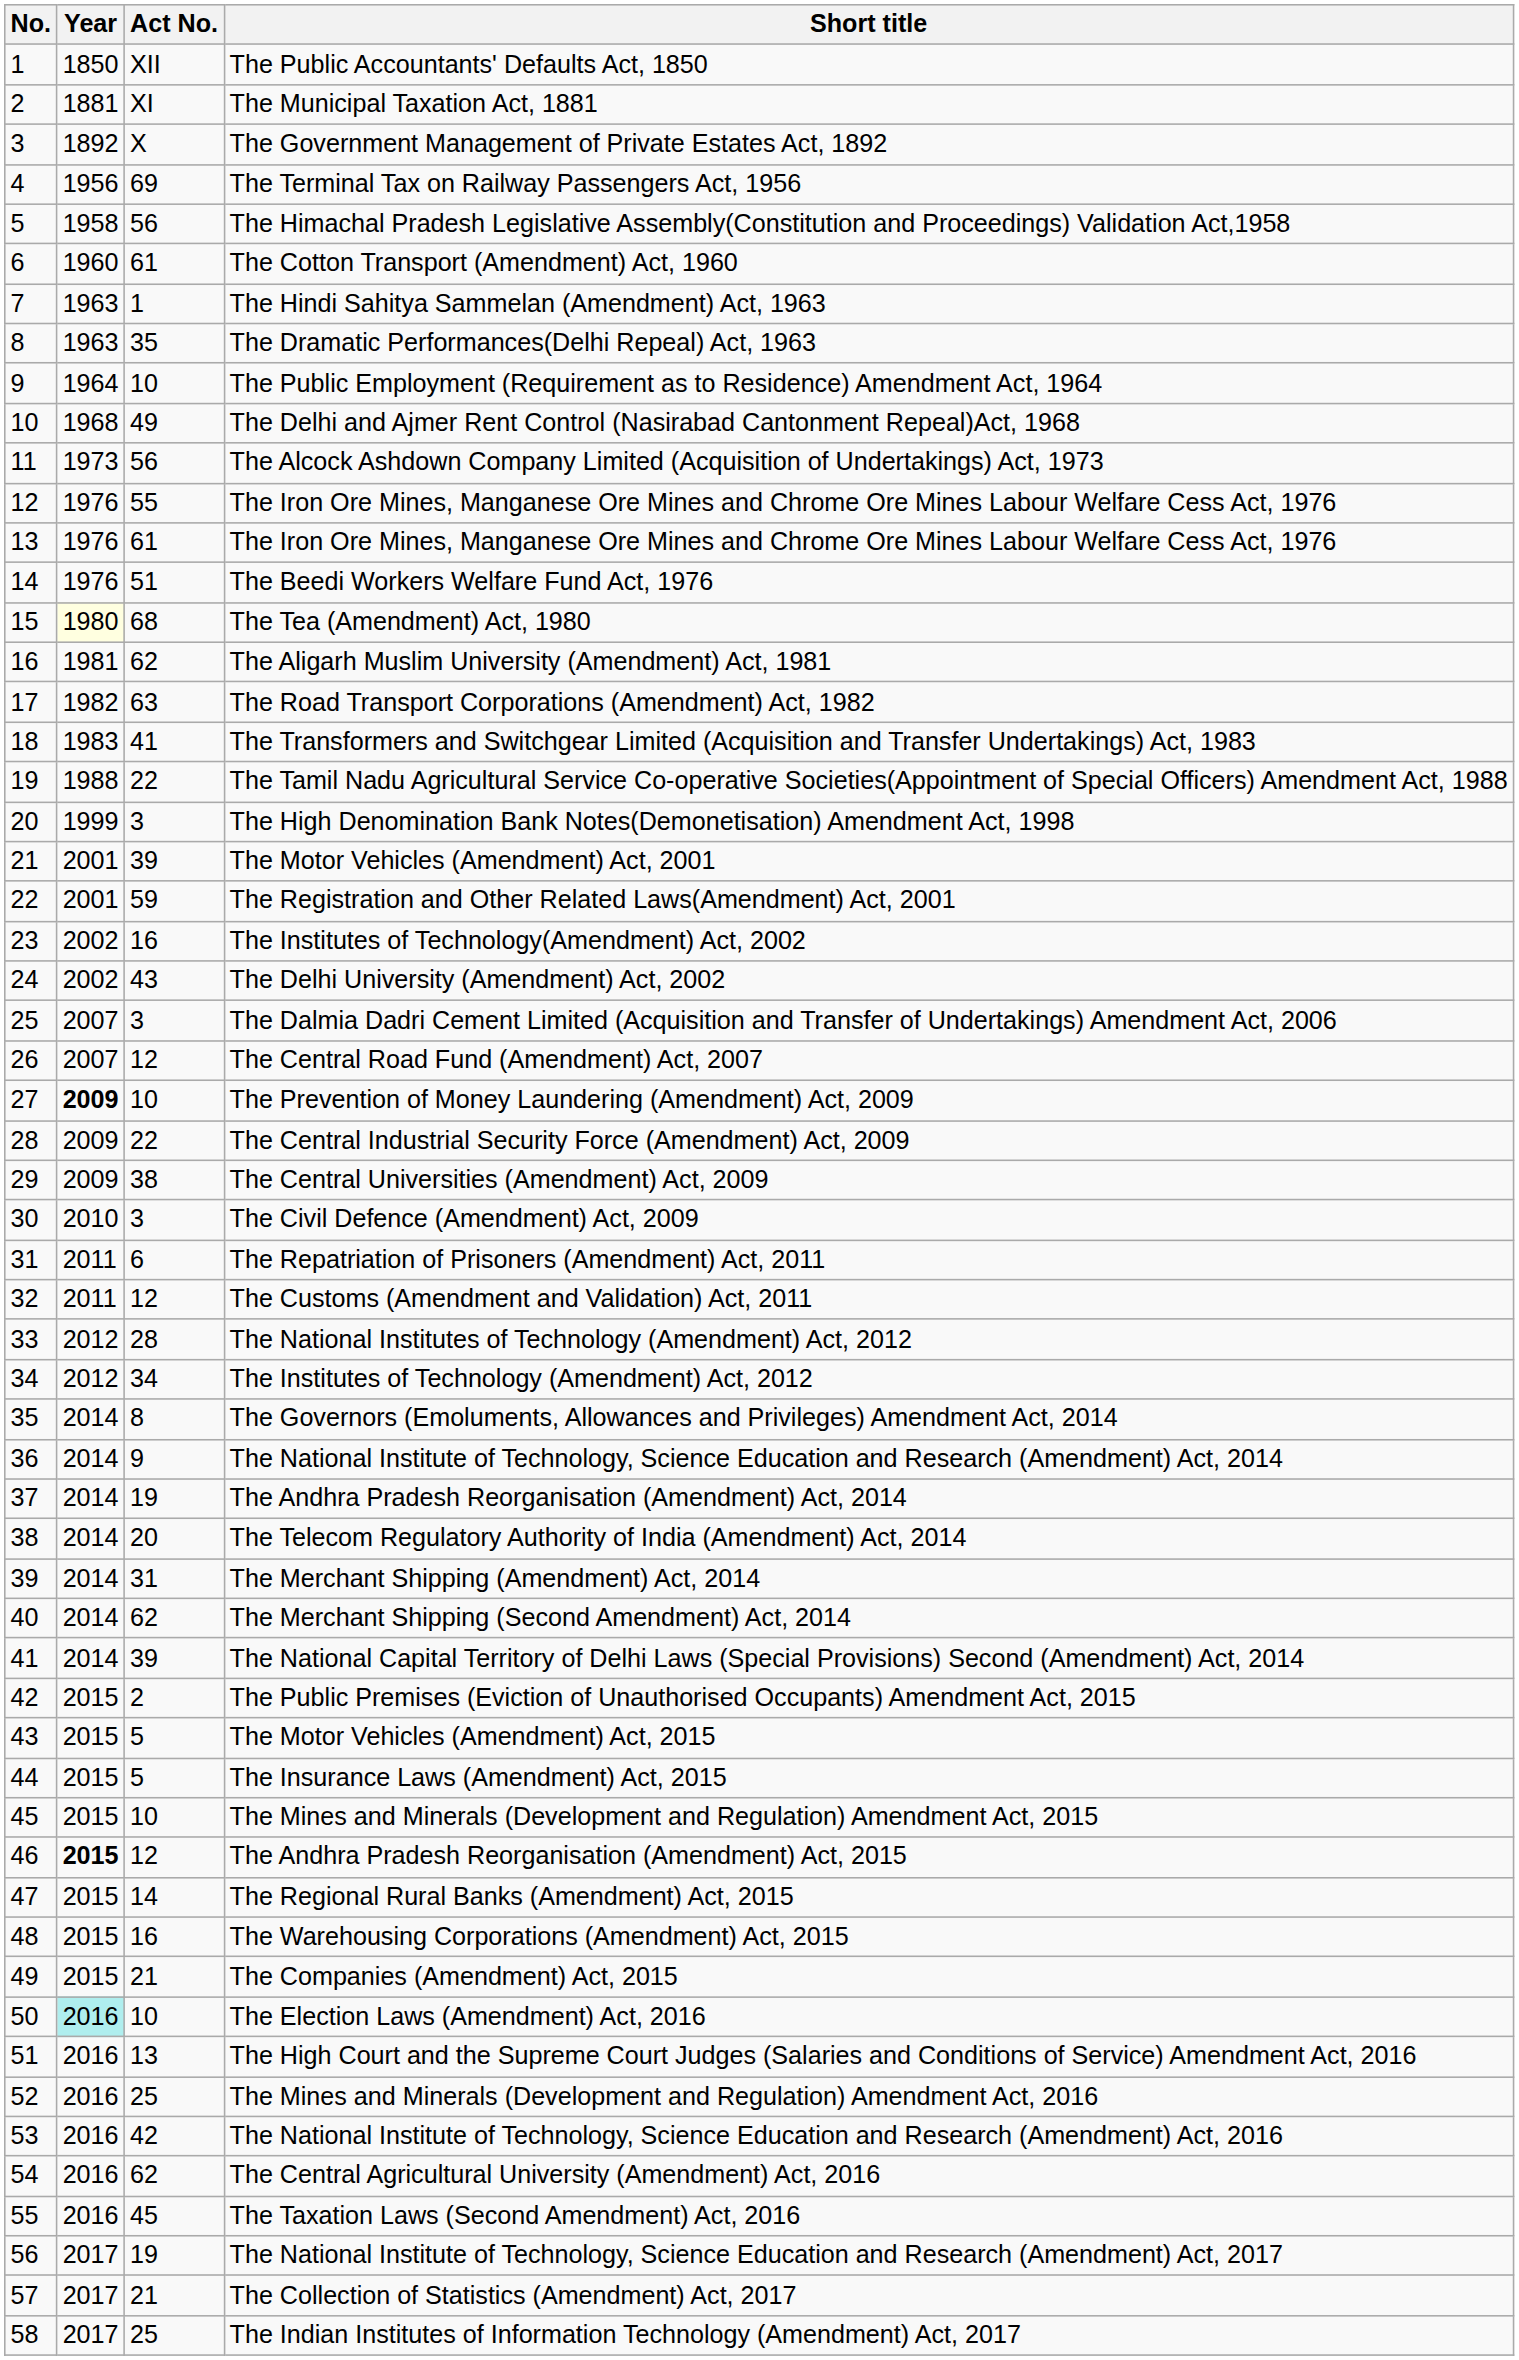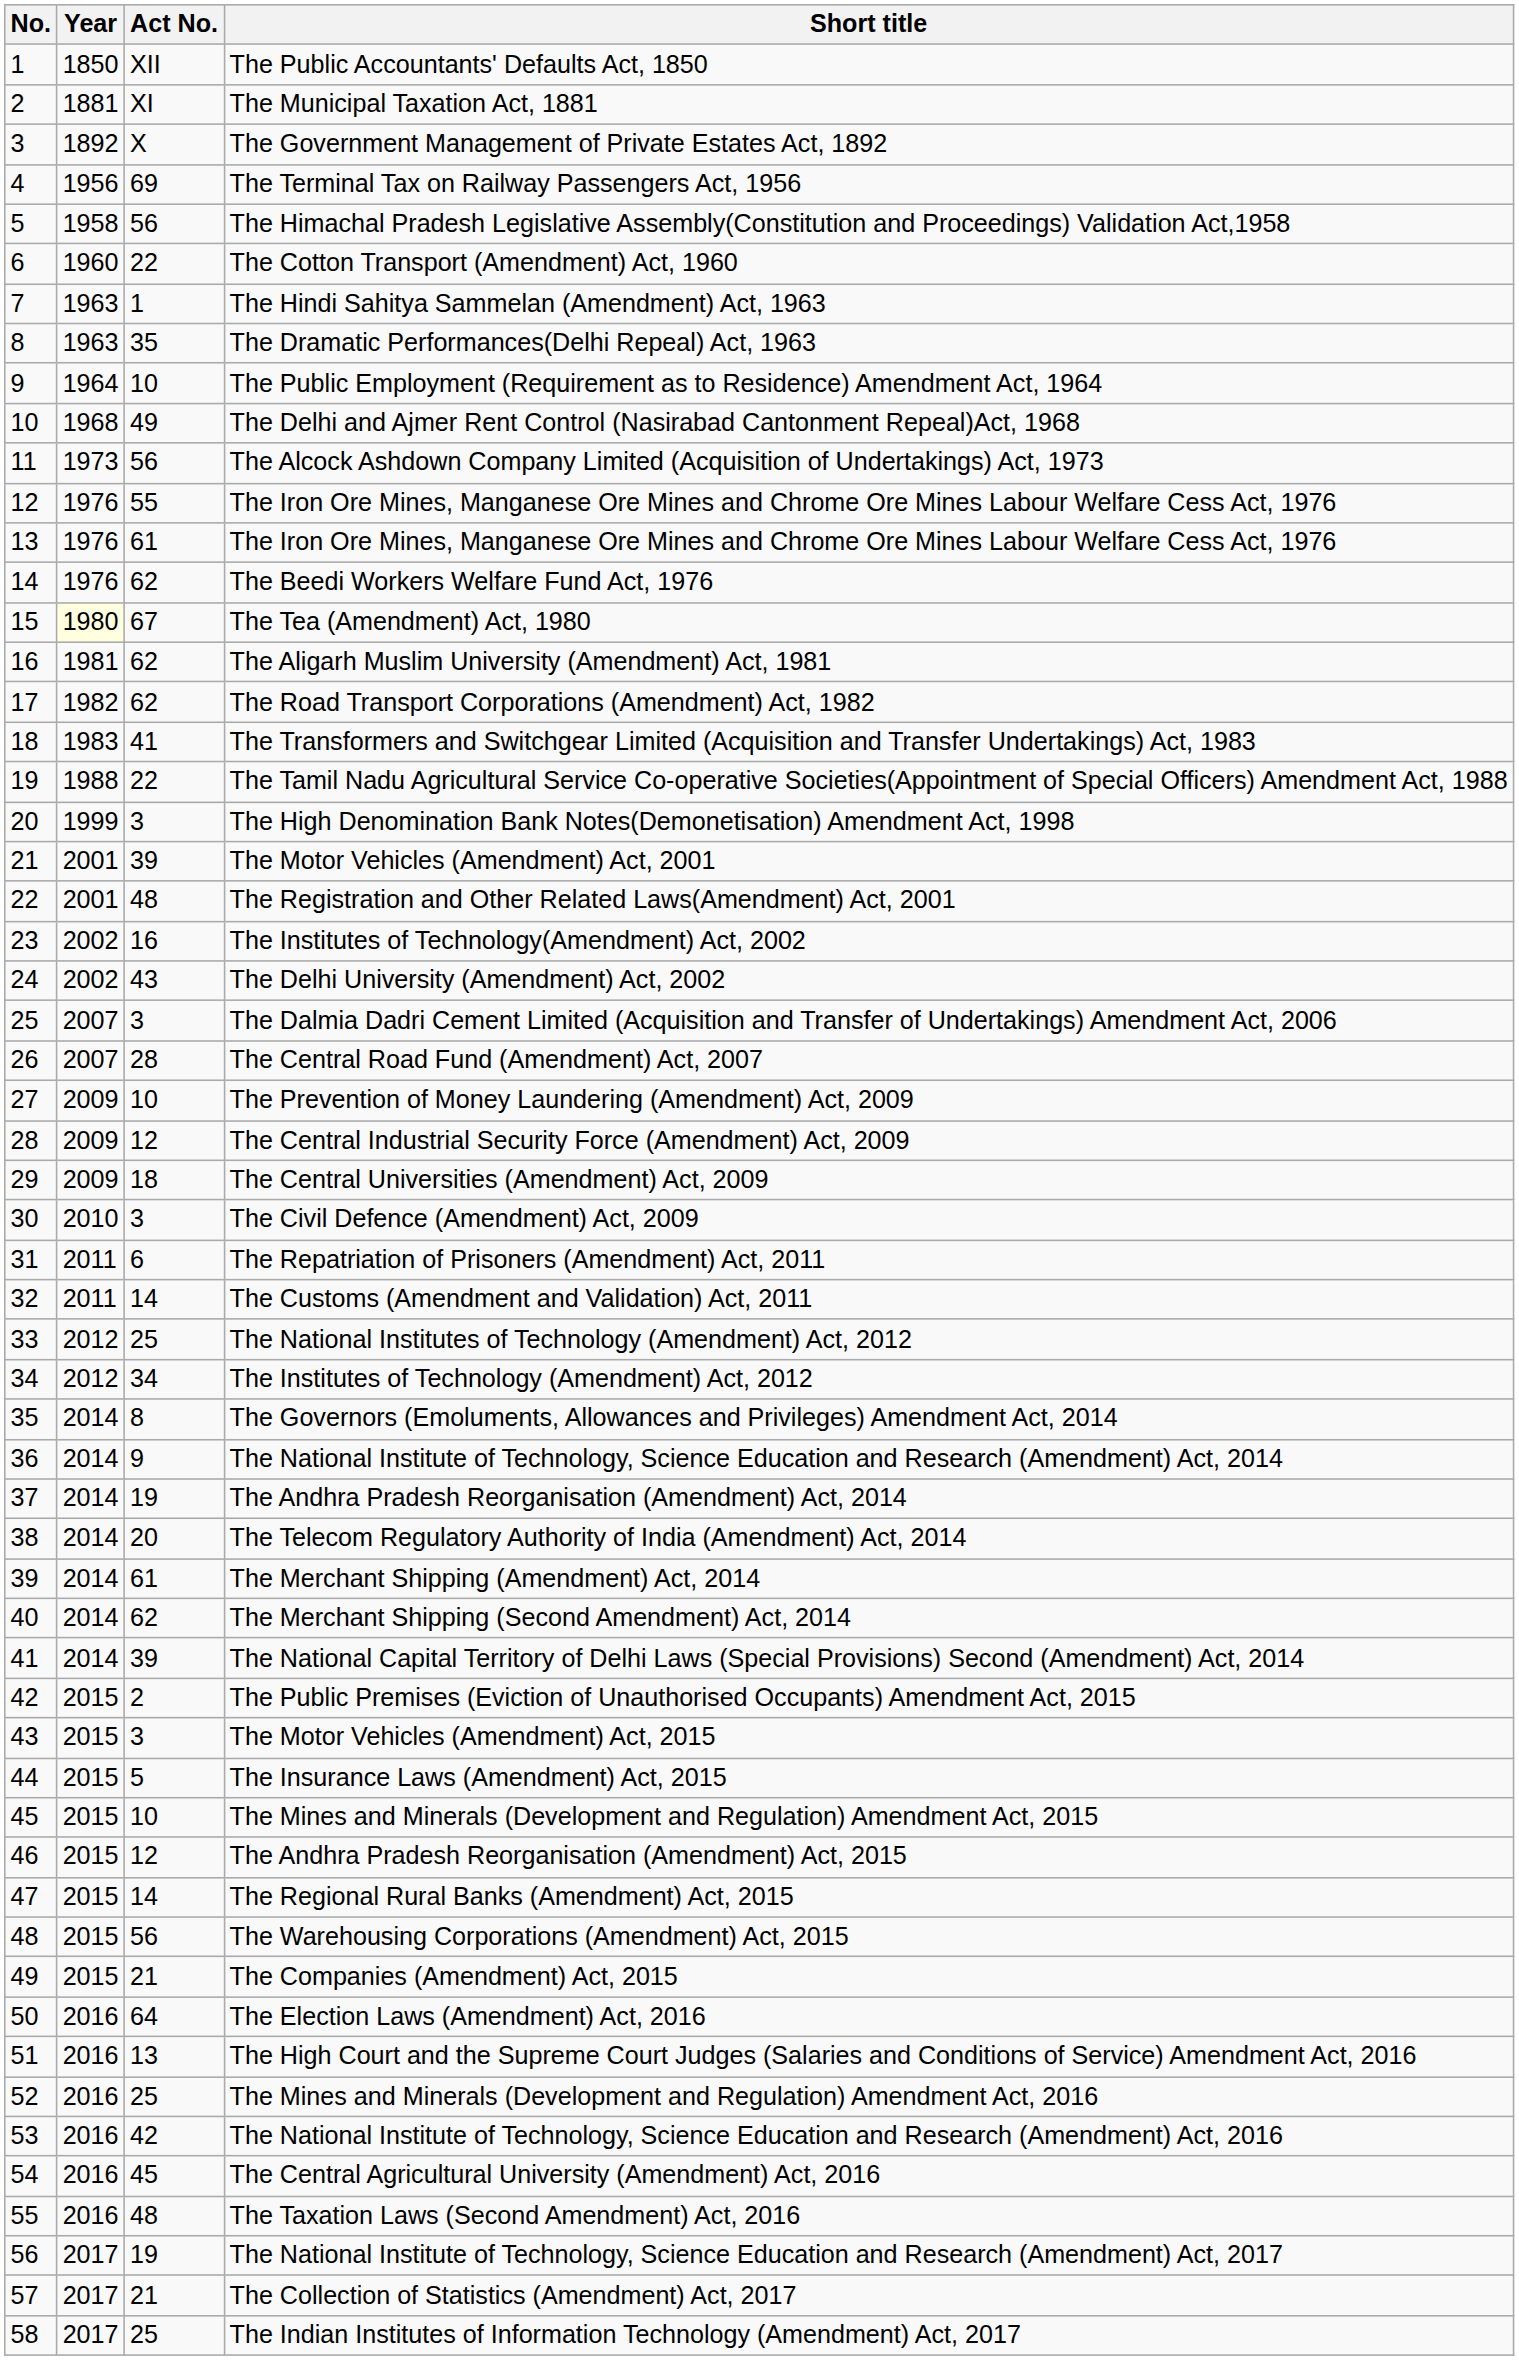(144, 263) 61 -> (144, 263) 22
(144, 582) 51 -> (144, 582) 62
(144, 622) 68 -> (144, 622) 67
(144, 701) 63 -> (144, 701) 62
(144, 900) 59 -> (144, 900) 48
(144, 1060) 12 -> (144, 1060) 28
(91, 1100) bold -> (91, 1100) normal
(144, 1139) 22 -> (144, 1139) 12
(144, 1179) 38 -> (144, 1179) 18
(144, 1299) 12 -> (144, 1299) 14
(144, 1339) 28 -> (144, 1339) 25
(144, 1578) 31 -> (144, 1578) 61
(137, 1737) 5 -> (137, 1737) 3
(91, 1857) bold -> (91, 1857) normal
(144, 1936) 16 -> (144, 1936) 56
(91, 2016) paleturquoise background -> (91, 2016) no background
(144, 2016) 10 -> (144, 2016) 64
(144, 2175) 62 -> (144, 2175) 45
(144, 2215) 45 -> (144, 2215) 48
